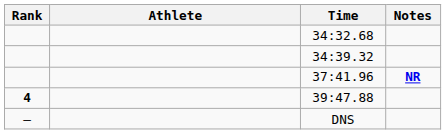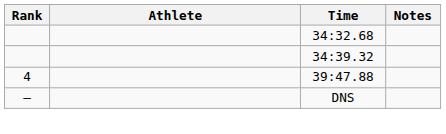- row: (343, 77)
(27, 98) bold -> (27, 77) normal
